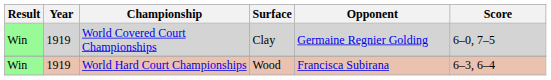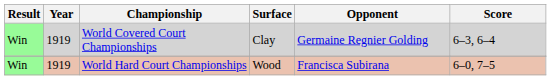(474, 39) 6–0, 7–5 -> (474, 39) 6–3, 6–4
(474, 65) 6–3, 6–4 -> (474, 65) 6–0, 7–5
